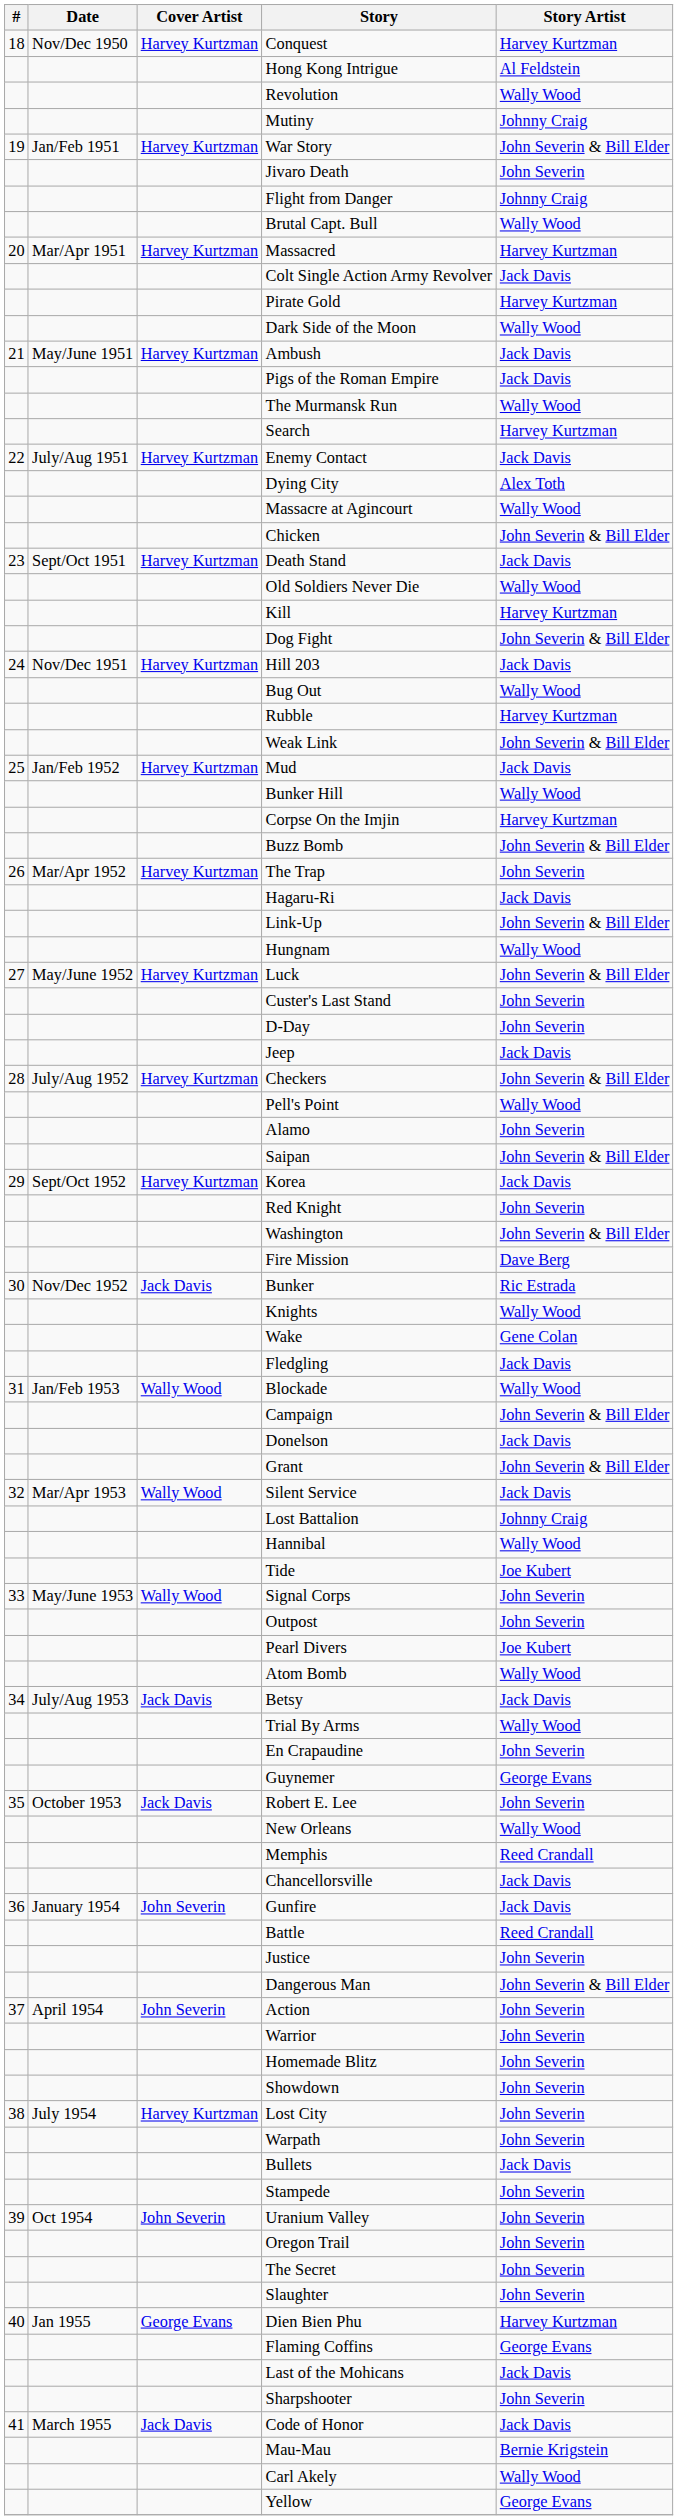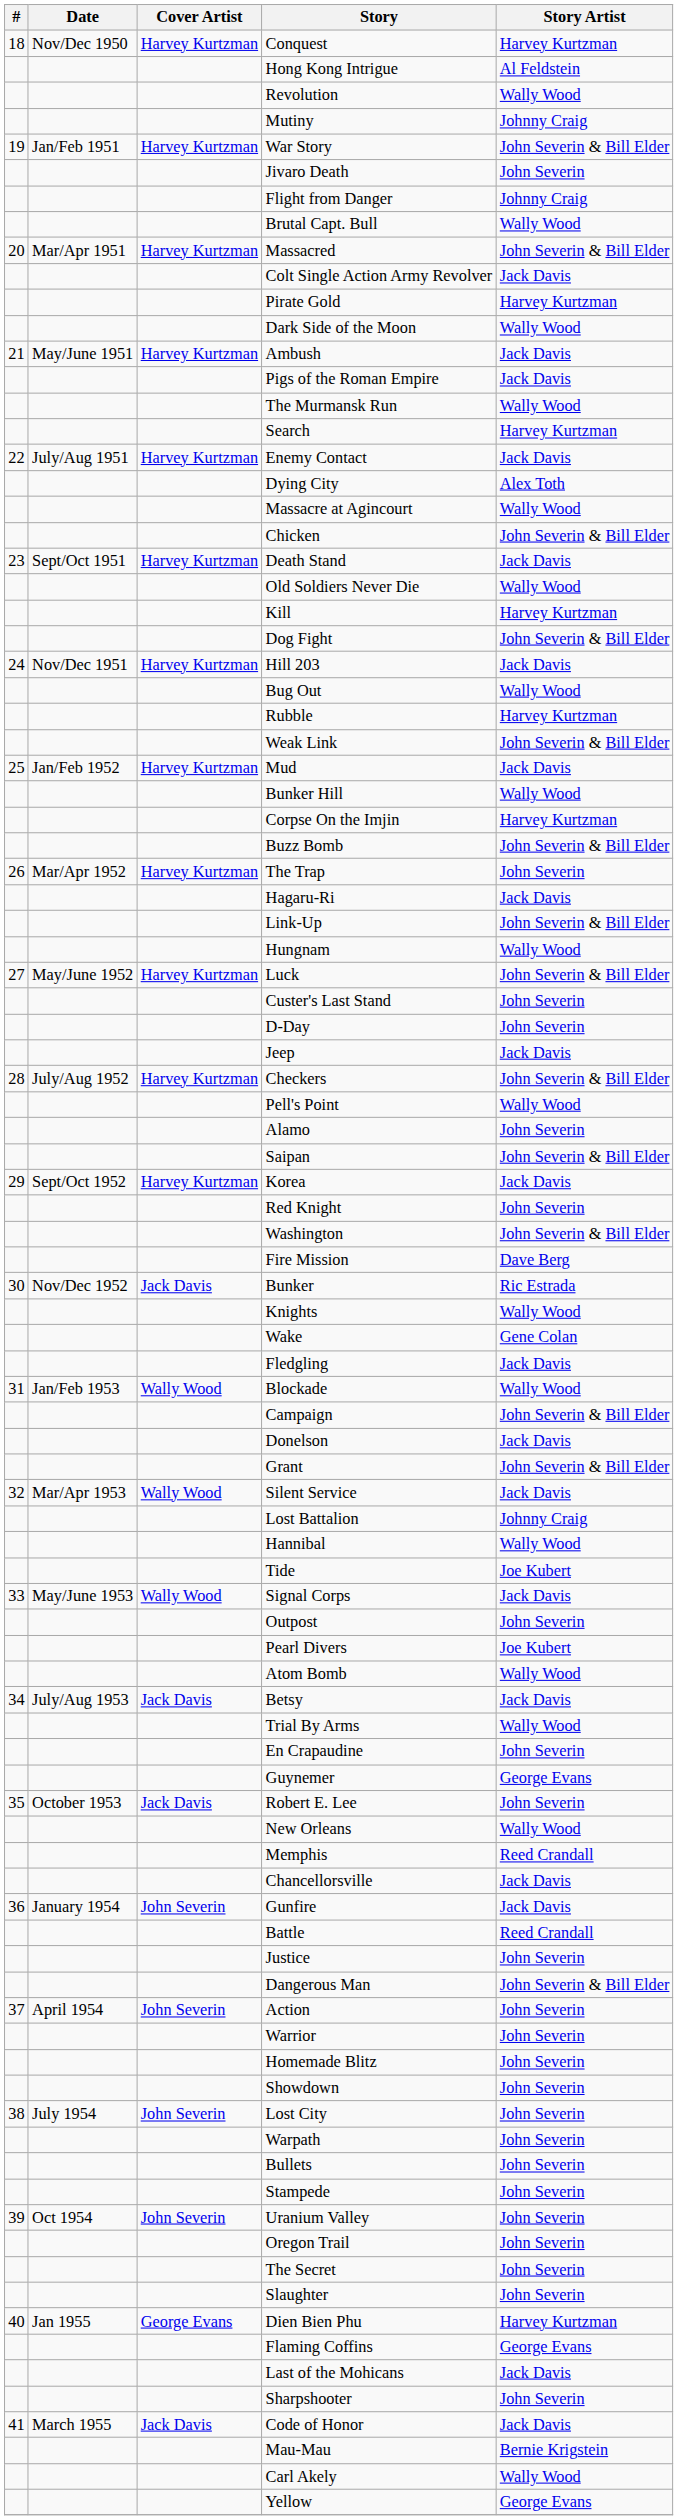(558, 250) Harvey Kurtzman -> (585, 250) John Severin & Bill Elder
(542, 1596) John Severin -> (535, 1596) Jack Davis
(199, 2113) Harvey Kurtzman -> (183, 2113) John Severin
(535, 2165) Jack Davis -> (542, 2165) John Severin
